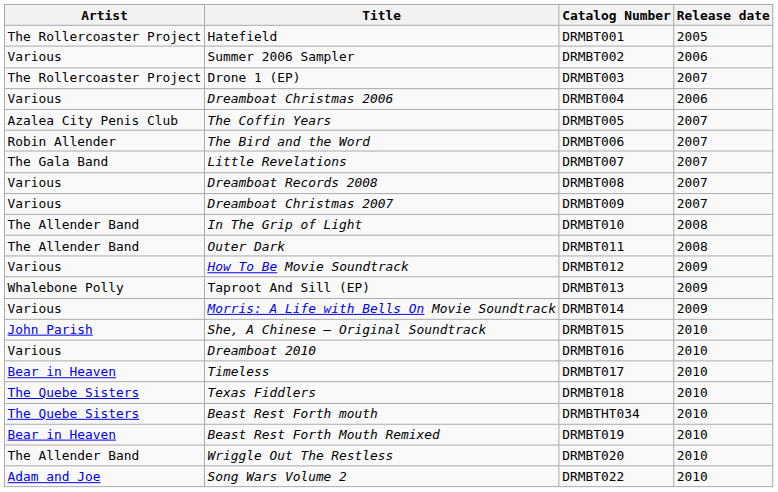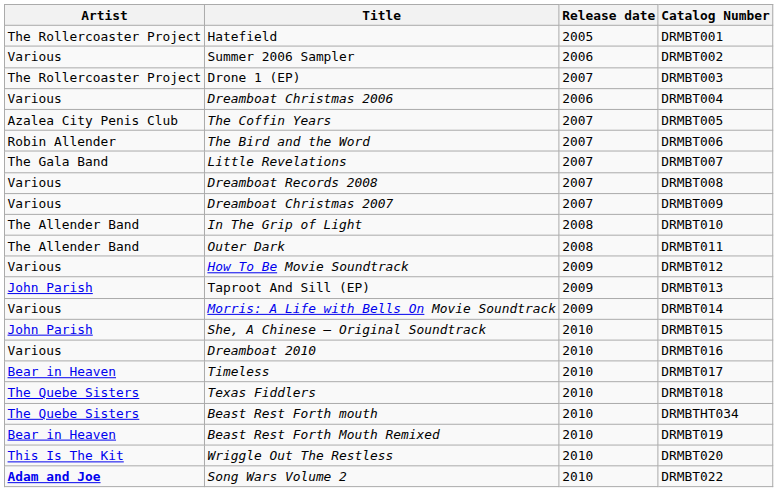columns swapped: (616, 15) <-> (723, 15)
(66, 288) Whalebone Polly -> (50, 288) John Parish
(73, 455) The Allender Band -> (66, 455) This Is The Kit
(54, 476) normal -> (54, 476) bold
